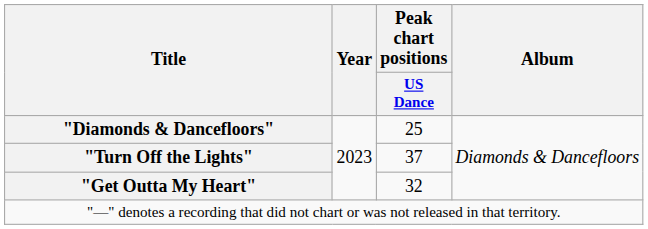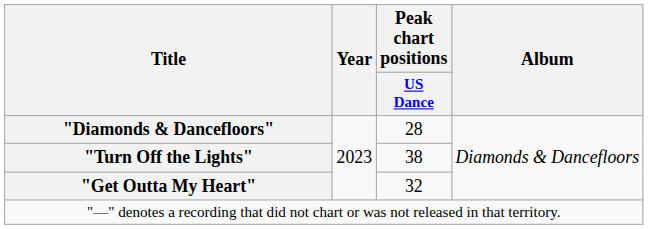(414, 129) 25 -> (414, 129) 28
(414, 157) 37 -> (414, 157) 38
